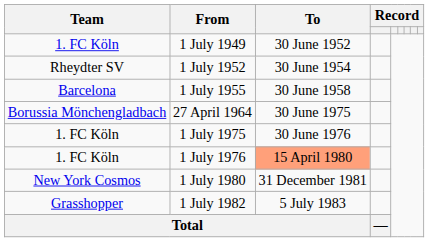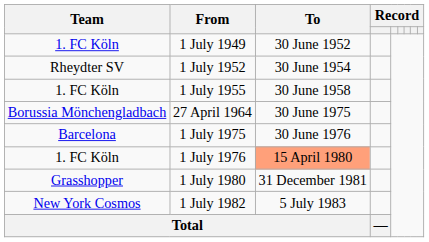(87, 90) Barcelona -> (87, 90) 1. FC Köln
(87, 135) 1. FC Köln -> (87, 135) Barcelona
(87, 180) New York Cosmos -> (87, 180) Grasshopper
(87, 203) Grasshopper -> (87, 203) New York Cosmos
